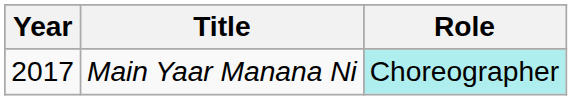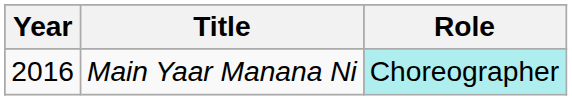(43, 71) 2017 -> (43, 71) 2016
